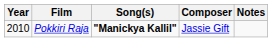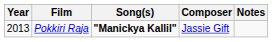(18, 28) 2010 -> (18, 28) 2013
